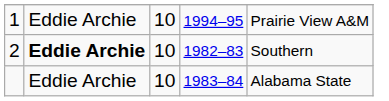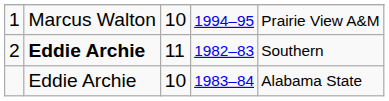(82, 19) Eddie Archie -> (92, 19) Marcus Walton
(165, 50) 10 -> (175, 50) 11
